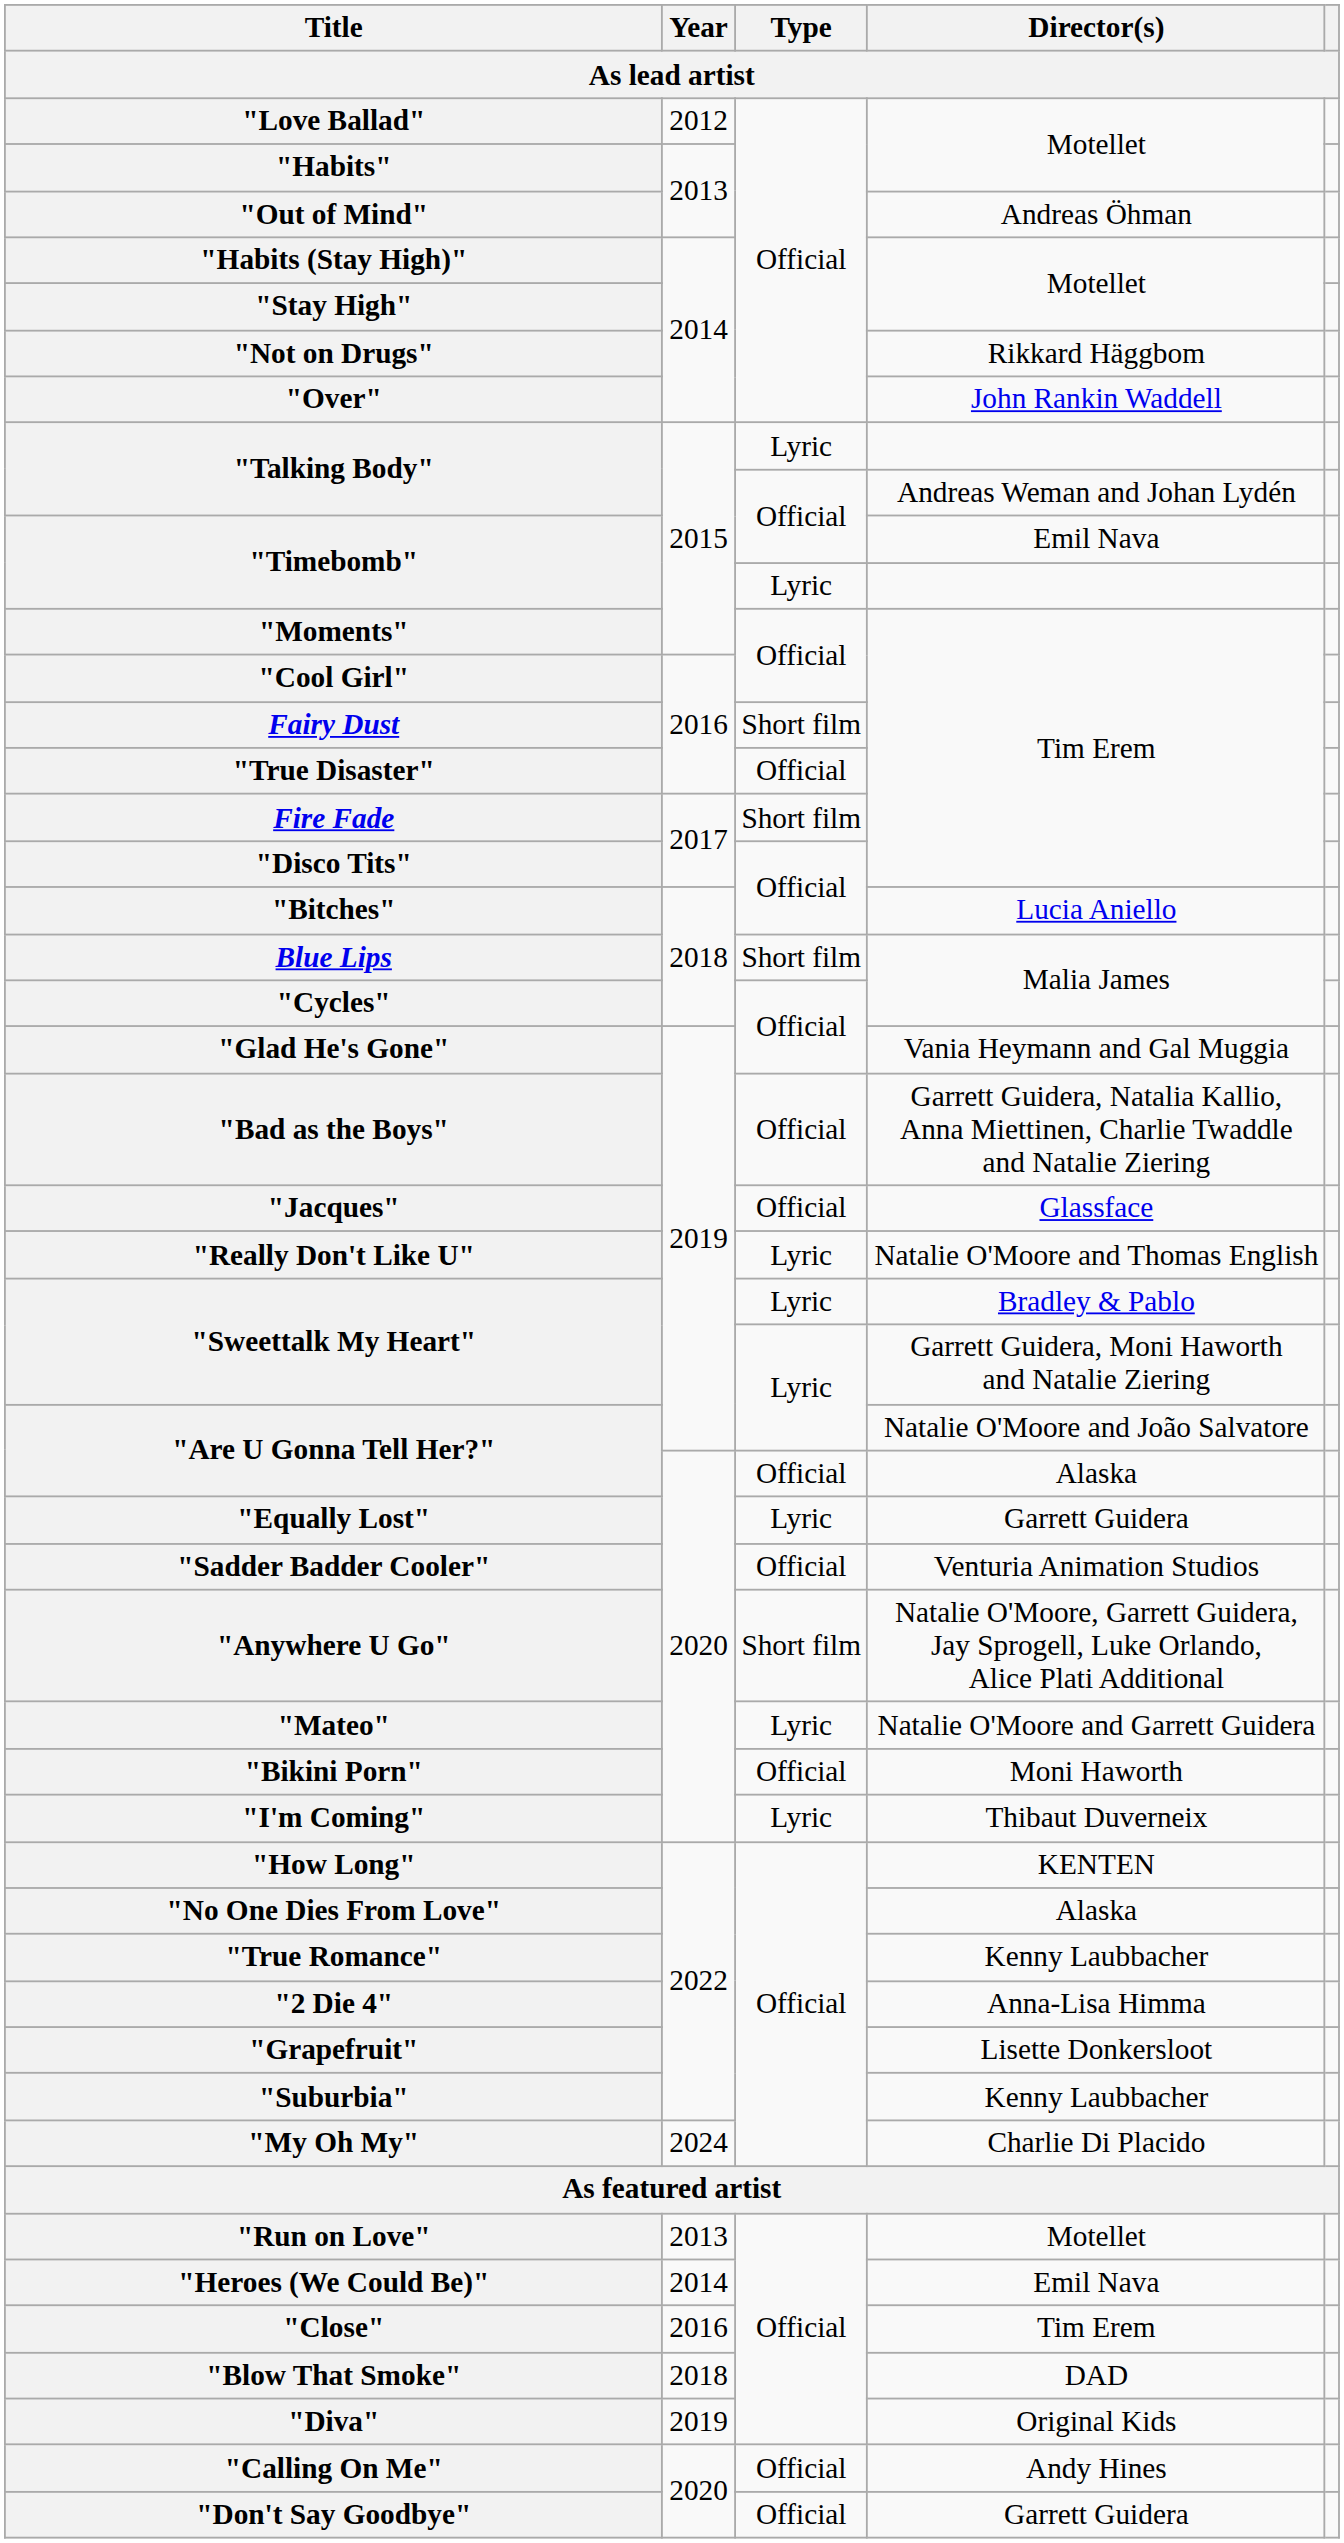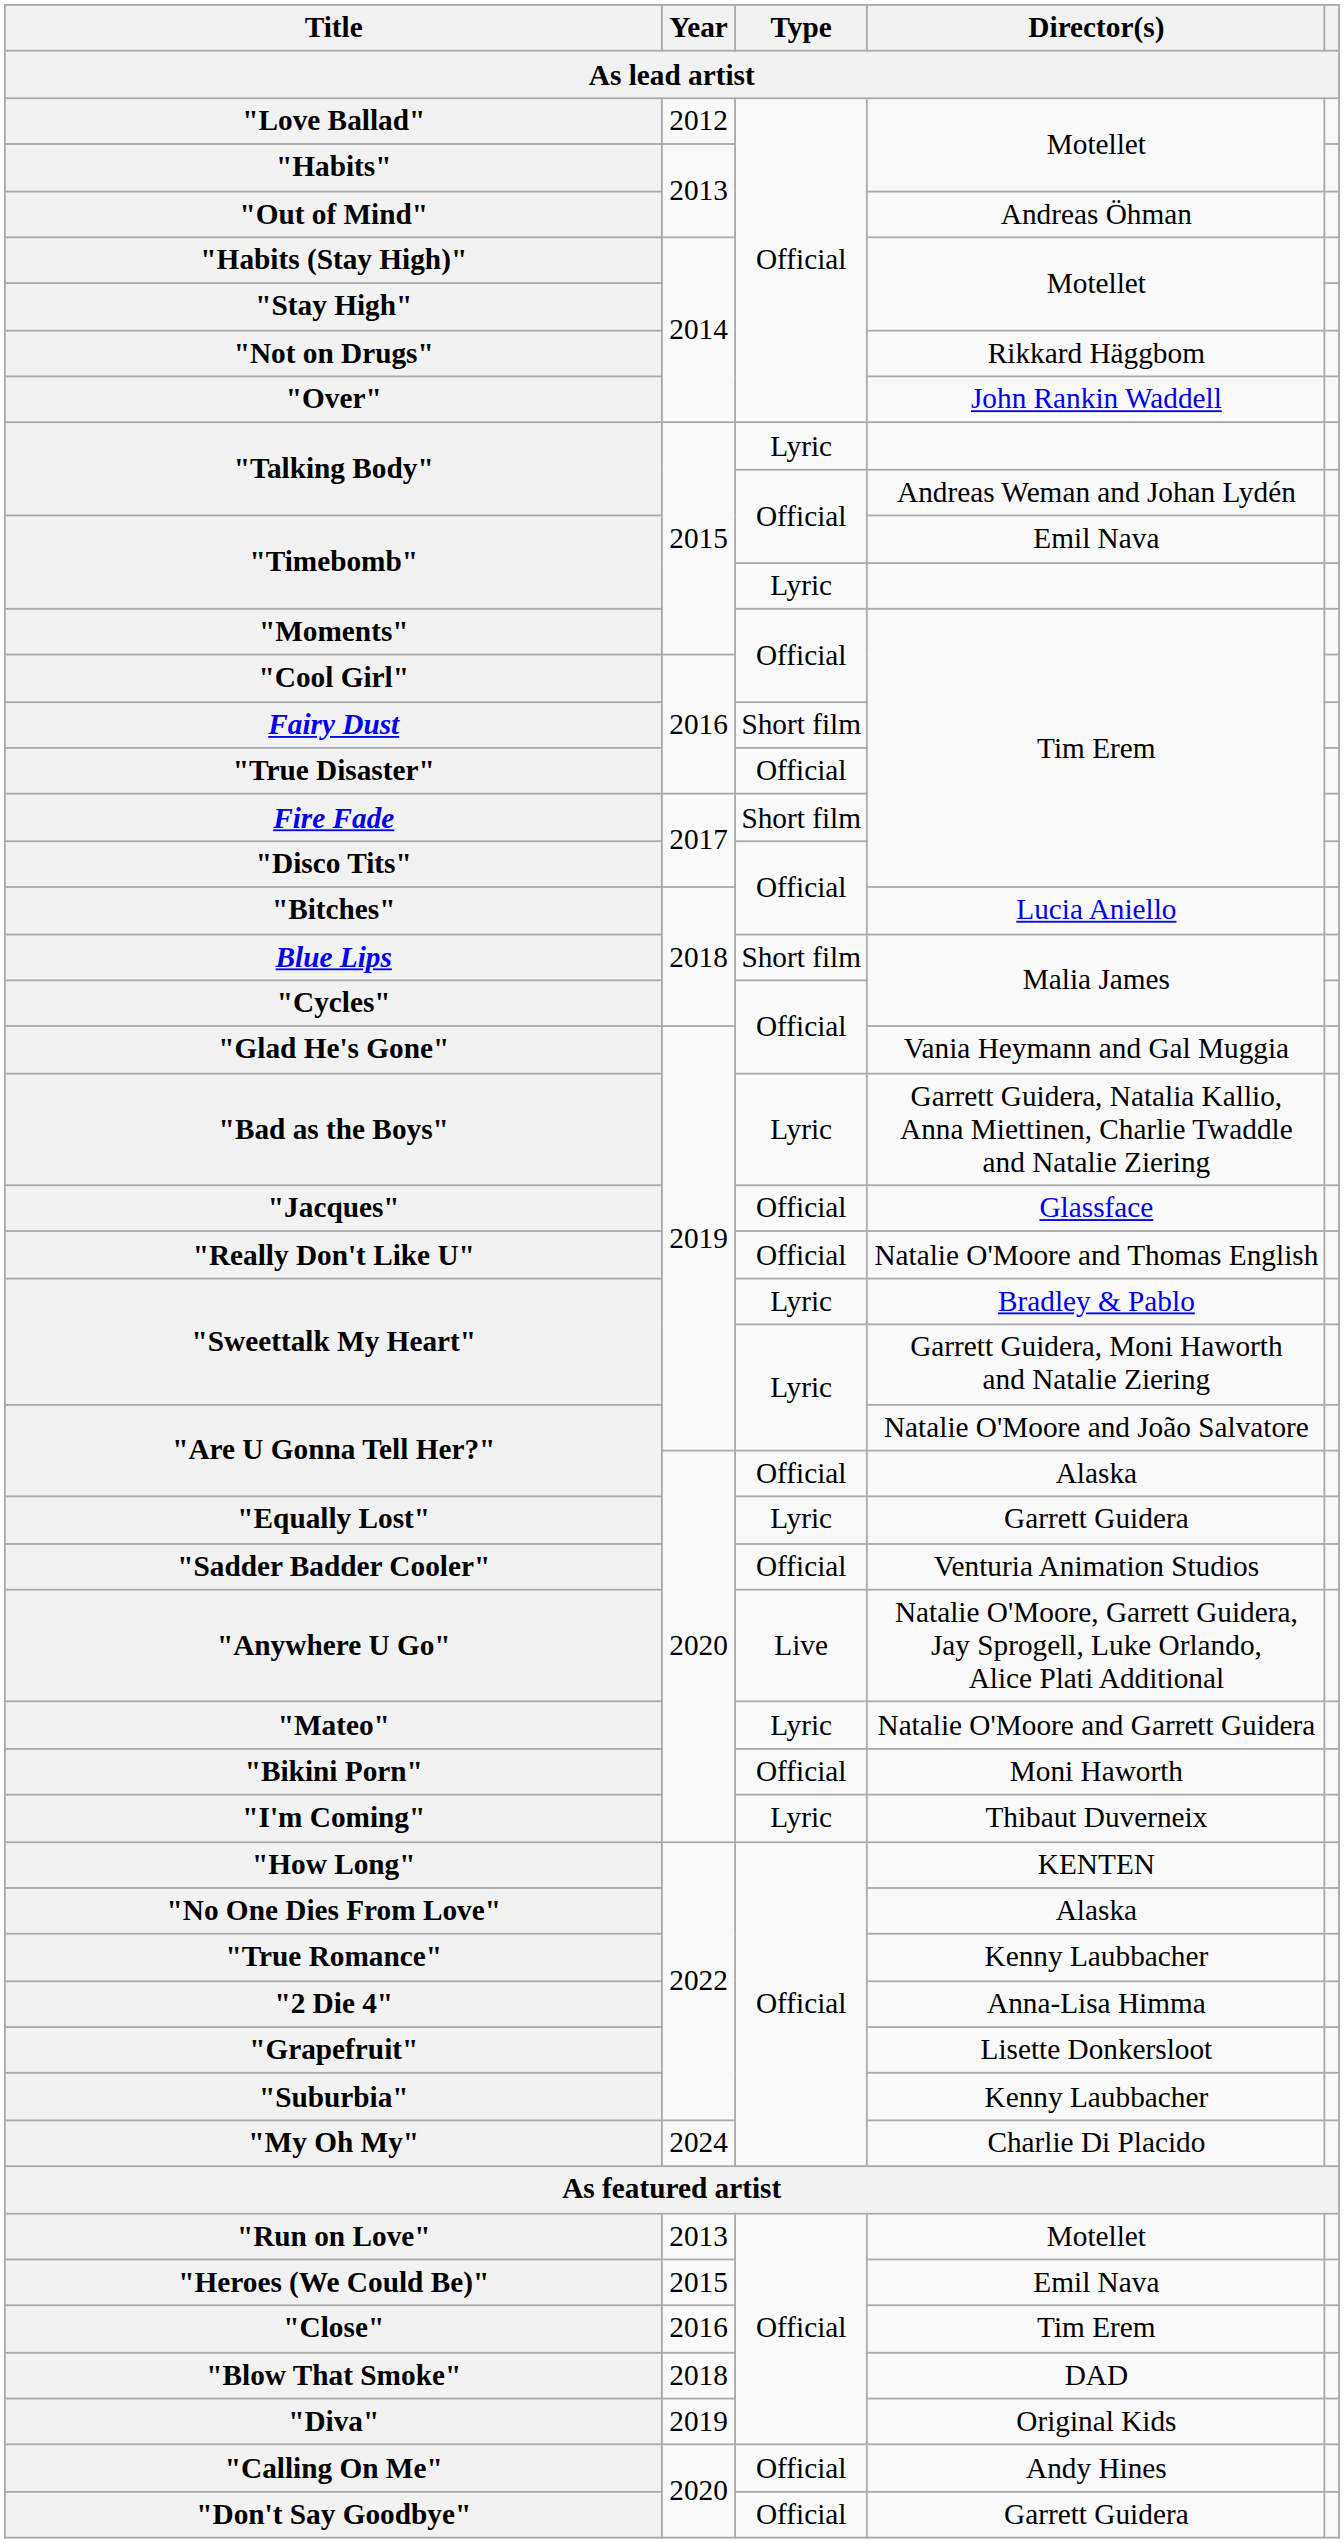(801, 1128) Official -> (801, 1128) Lyric
(801, 1254) Lyric -> (801, 1254) Official
(801, 1645) Short film -> (801, 1645) Live
(699, 2282) 2014 -> (699, 2282) 2015
